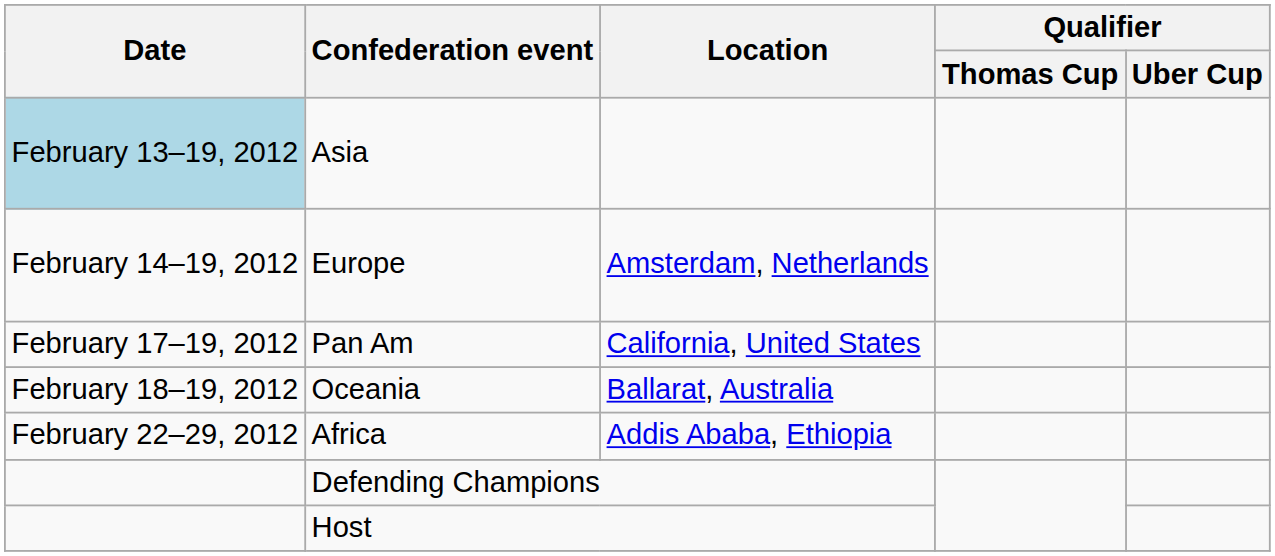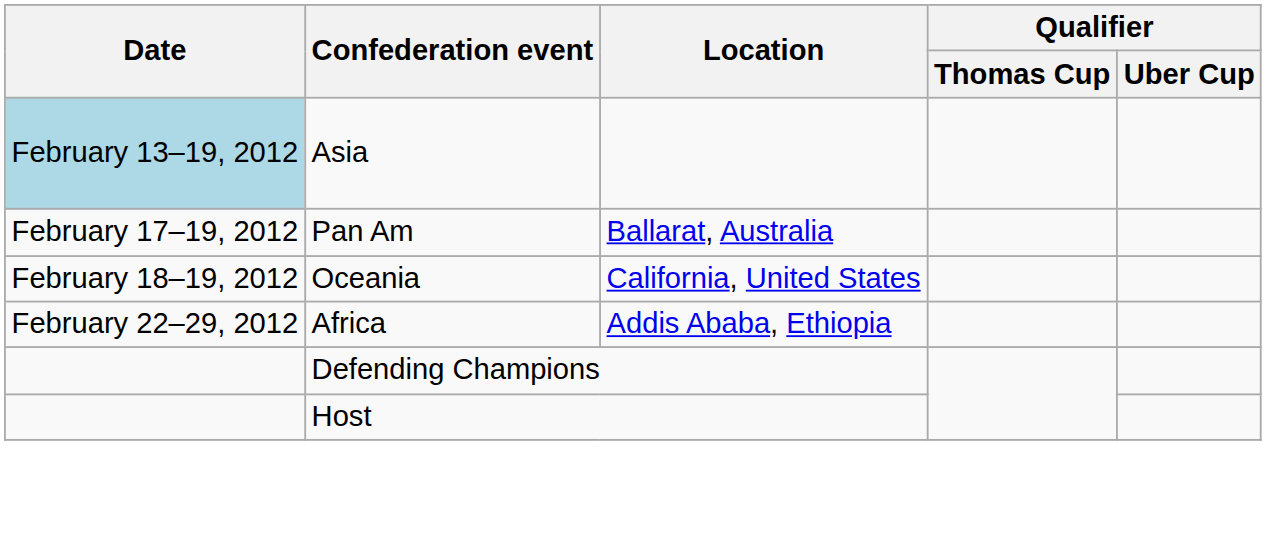- row: (359, 264)
(764, 343) California, United States -> (720, 231) Ballarat, Australia
(720, 389) Ballarat, Australia -> (764, 277) California, United States
